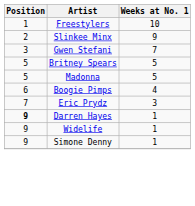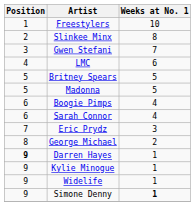(155, 37) 9 -> (155, 37) 8
+ row: (83, 63)
+ row: (83, 116)
+ row: (83, 142)
+ row: (83, 169)
(155, 142) normal -> (155, 195) bold
